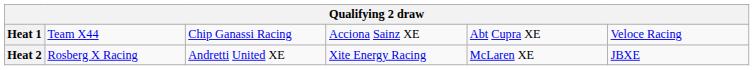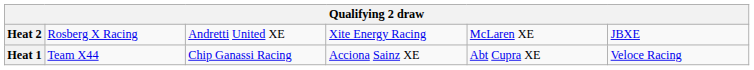rows swapped: (25, 34) <-> (25, 54)
